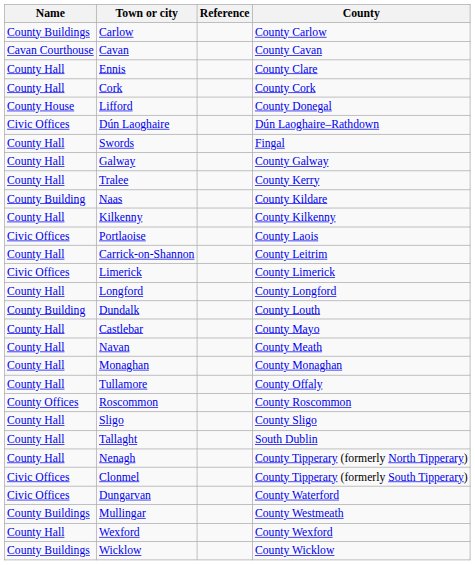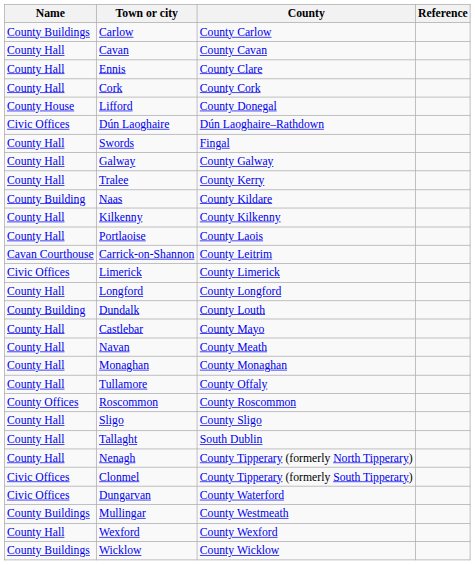columns swapped: (361, 13) <-> (225, 13)
(50, 50) Cavan Courthouse -> (36, 50) County Hall
(38, 236) Civic Offices -> (36, 236) County Hall
(36, 254) County Hall -> (50, 254) Cavan Courthouse
